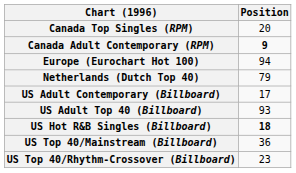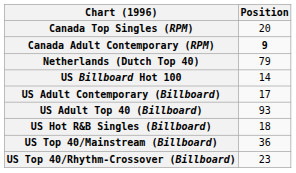- row: (121, 61)
+ row: (121, 78)
(265, 127) bold -> (265, 127) normal
